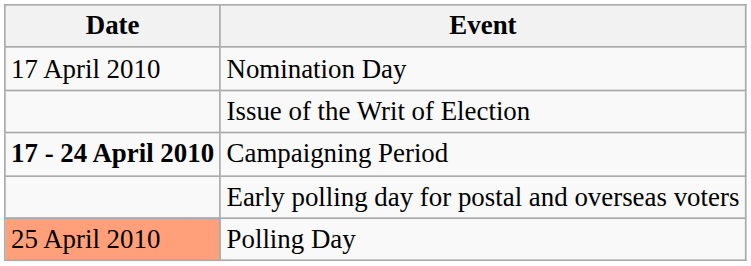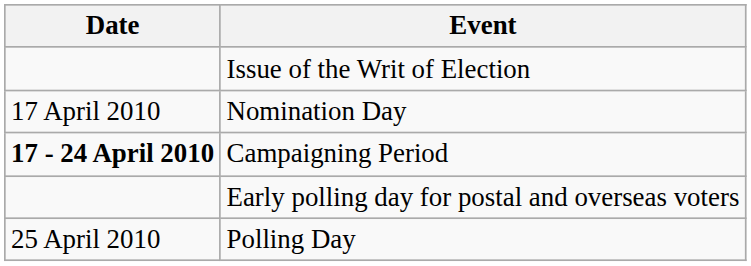rows swapped: (378, 111) <-> (316, 68)
(86, 238) lightsalmon background -> (86, 238) no background
